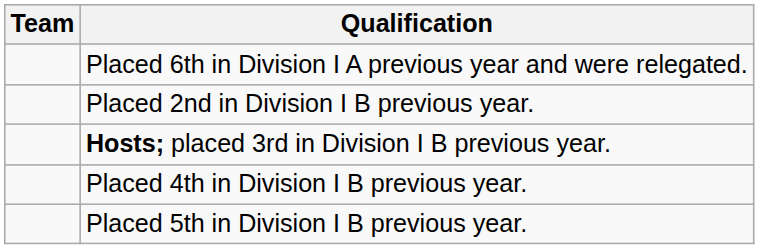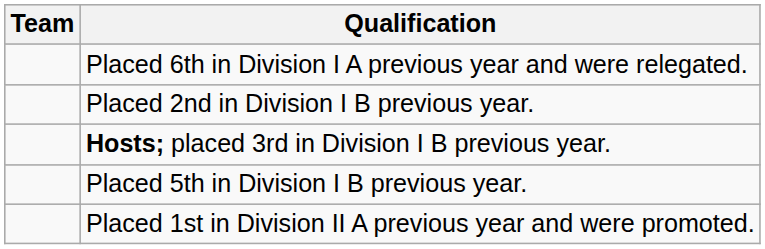- row: (307, 183)
+ row: (420, 223)
